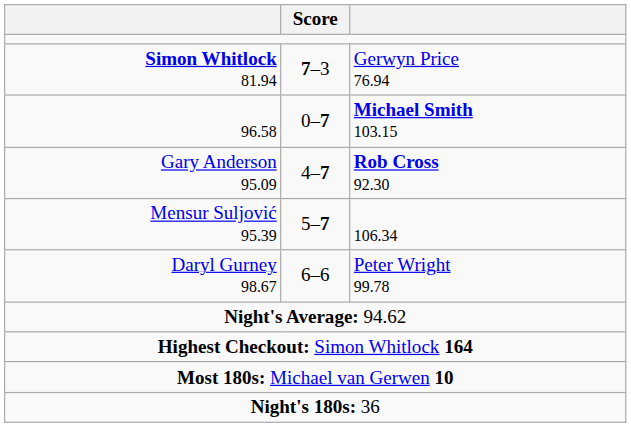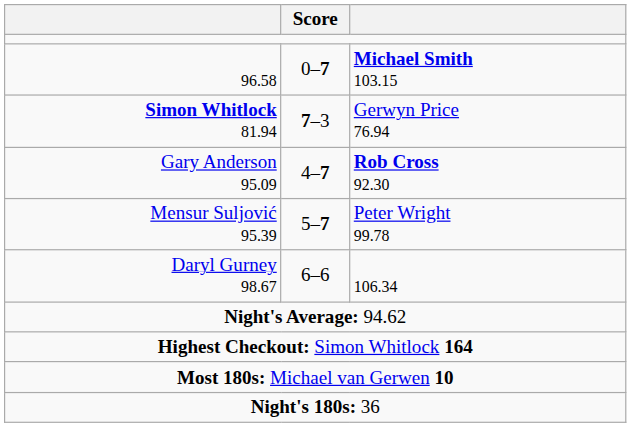rows swapped: (211, 69) <-> (259, 132)
(376, 236) 106.34 -> (402, 224) Peter Wright 99.78
(402, 275) Peter Wright 99.78 -> (376, 287) 106.34
